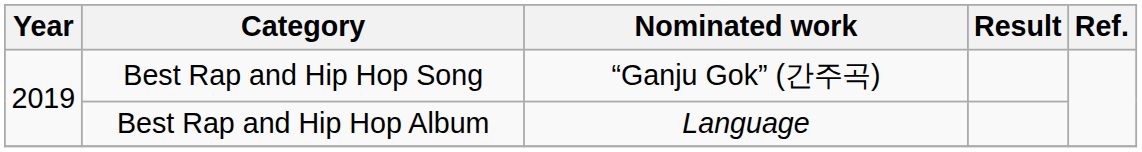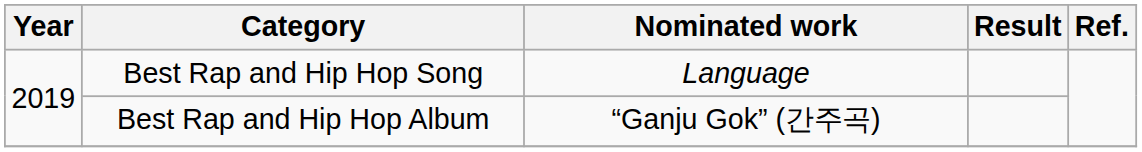(746, 74) “Ganju Gok” (간주곡) -> (746, 72) Language
(746, 123) Language -> (746, 119) “Ganju Gok” (간주곡)
